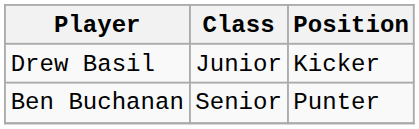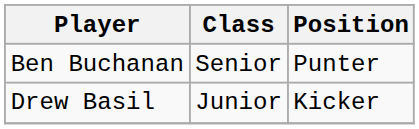rows swapped: (83, 64) <-> (97, 103)
